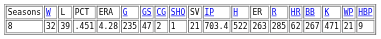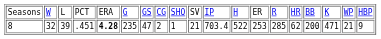(108, 26) normal -> (108, 26) bold
(260, 26) 263 -> (260, 26) 253
(312, 26) 267 -> (312, 26) 200
